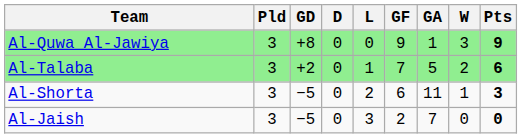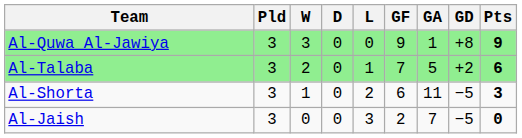columns swapped: (464, 17) <-> (306, 17)
